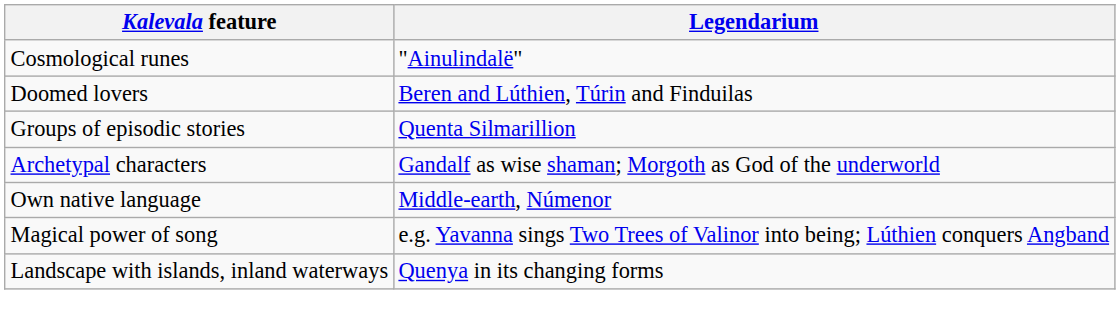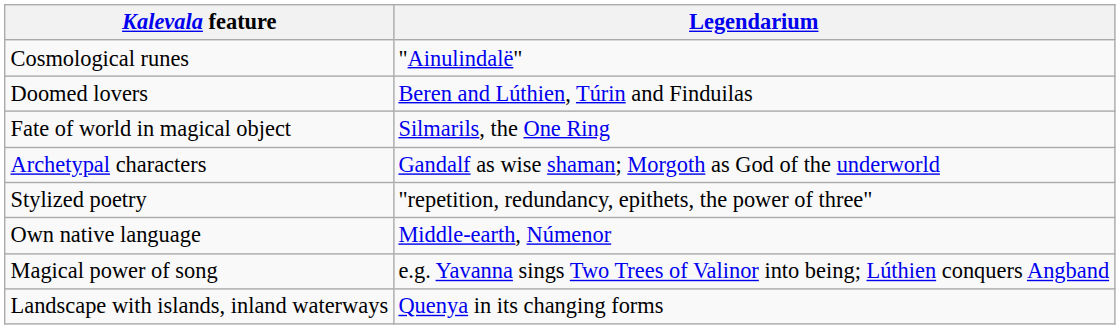+ row: (151, 128)
- row: (128, 128)
+ row: (79, 199)
